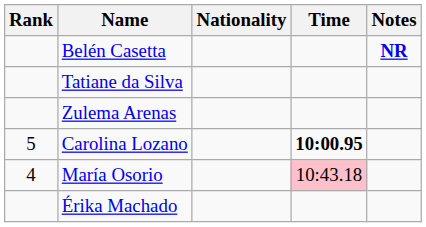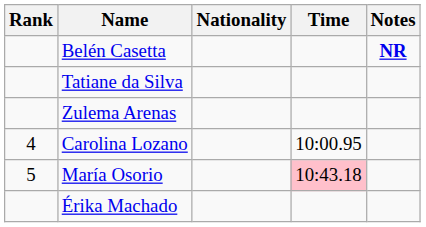(31, 144) 5 -> (31, 144) 4
(329, 144) bold -> (329, 144) normal
(31, 175) 4 -> (31, 175) 5
